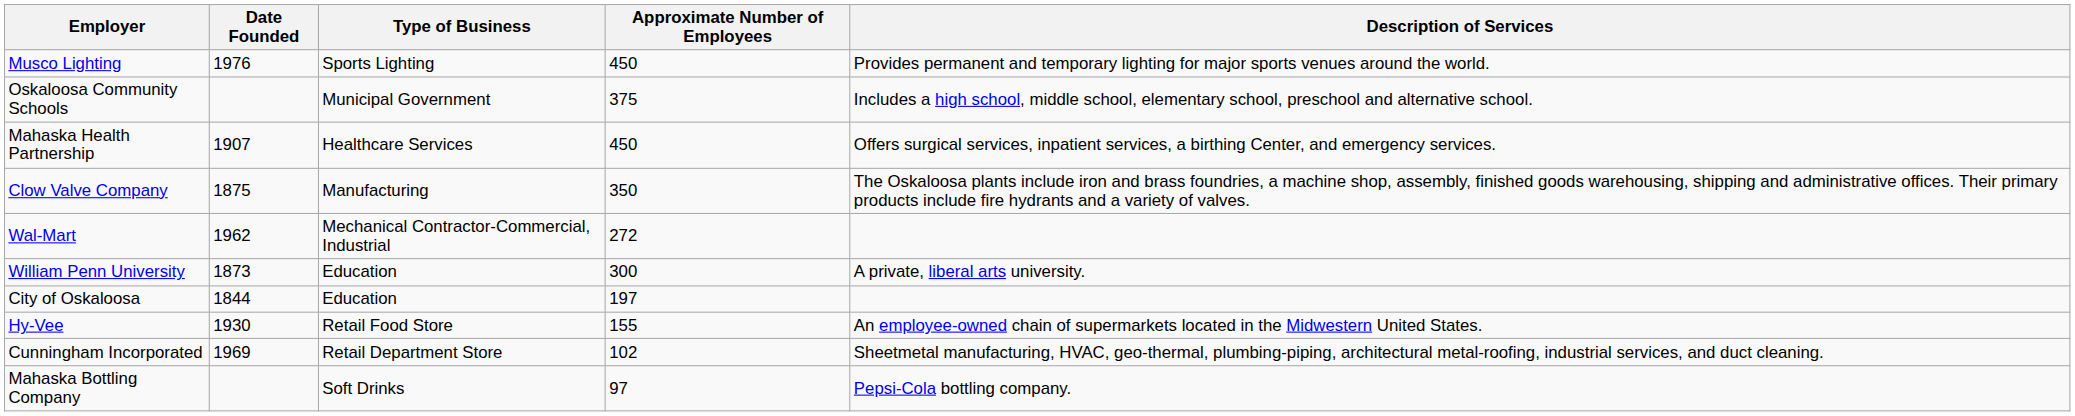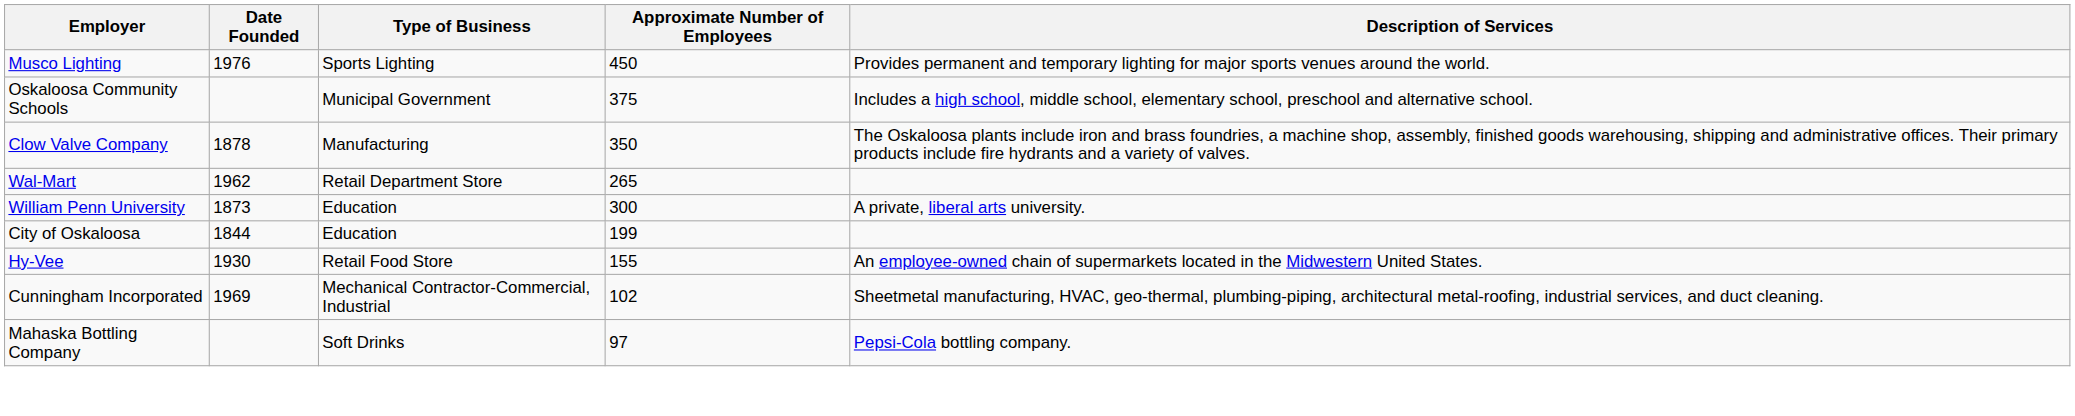- row: (69, 145)
(232, 190) 1875 -> (232, 145) 1878
(456, 236) Mechanical Contractor-Commercial, Industrial -> (412, 181) Retail Department Store
(623, 236) 272 -> (623, 181) 265
(623, 298) 197 -> (623, 234) 199
(412, 352) Retail Department Store -> (456, 297) Mechanical Contractor-Commercial, Industrial
